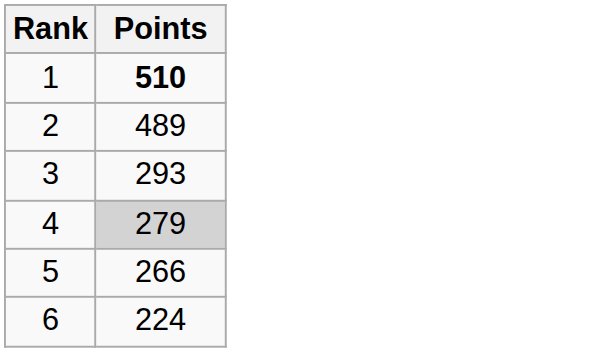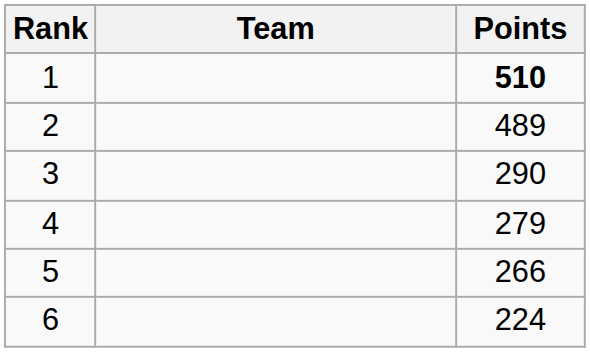+ column: (276, 28)
(161, 175) 293 -> (520, 175) 290
(161, 223) lightgrey background -> (520, 223) no background
